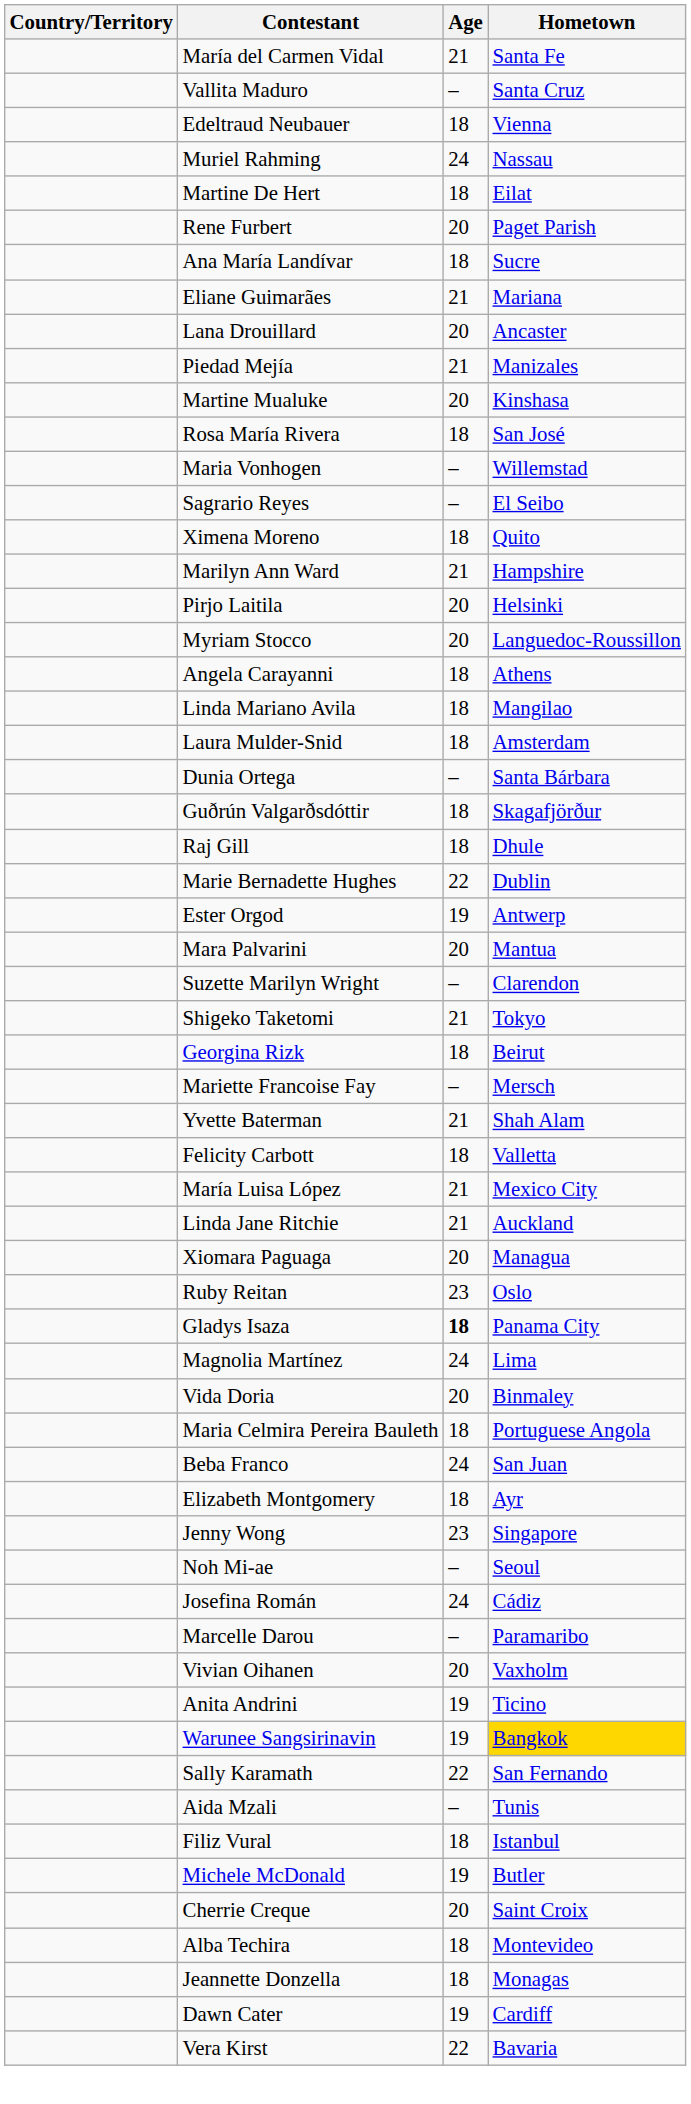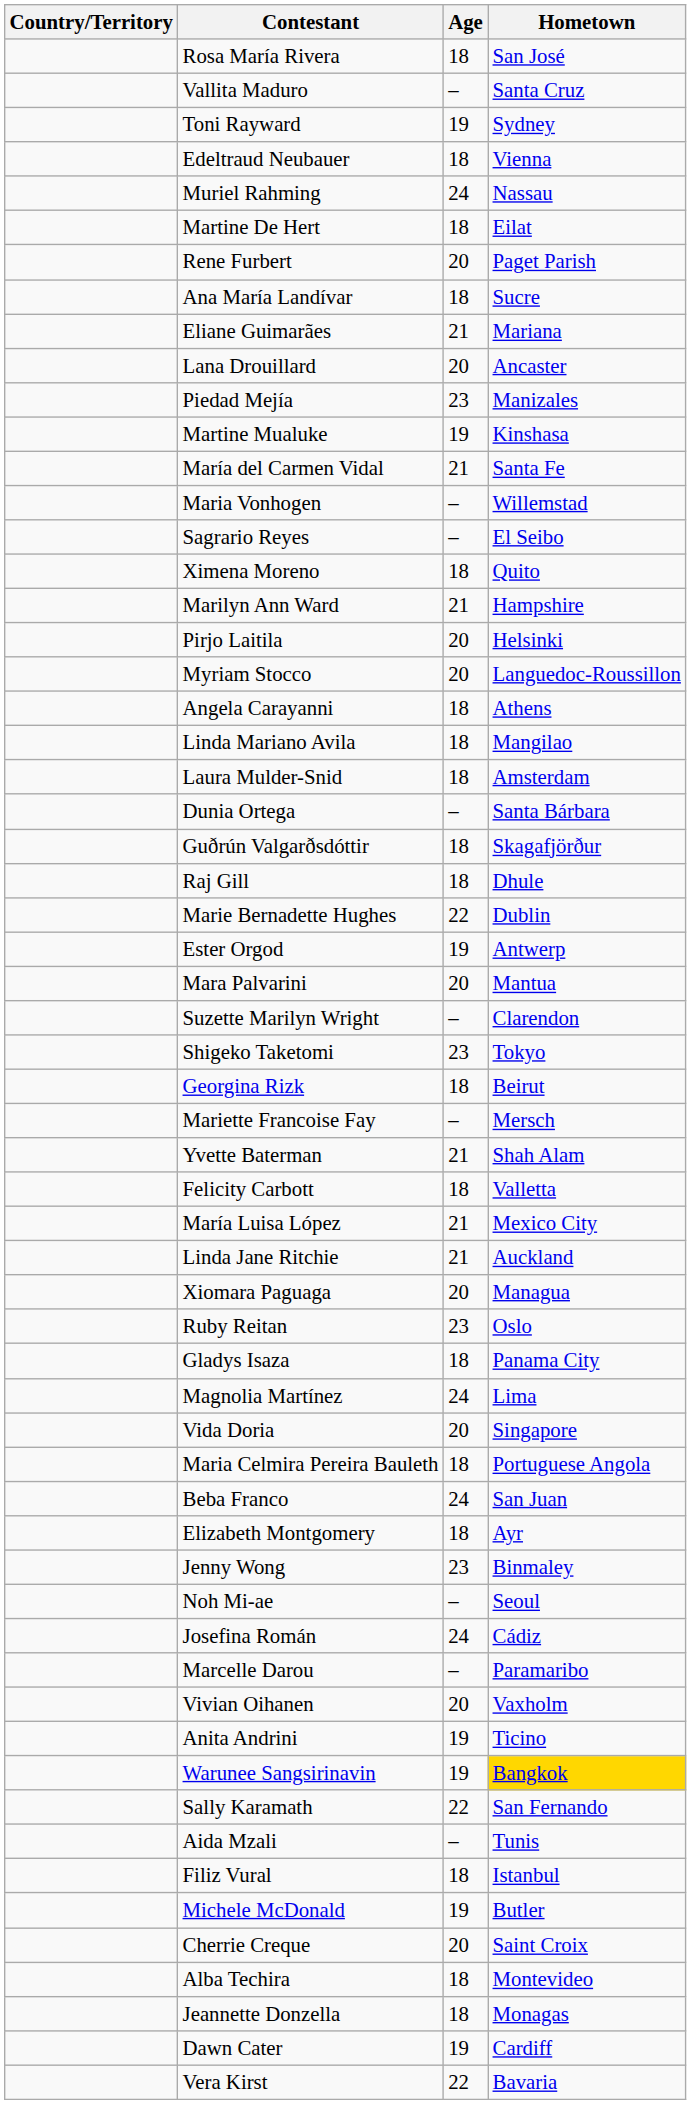rows swapped: (283, 56) <-> (261, 433)
+ row: (242, 124)
(459, 365) 21 -> (459, 399) 23
(459, 399) 20 -> (459, 433) 19
(459, 1017) 21 -> (459, 1051) 23
(459, 1326) bold -> (459, 1360) normal
(533, 1395) Binmaley -> (535, 1429) Singapore
(535, 1532) Singapore -> (533, 1566) Binmaley
